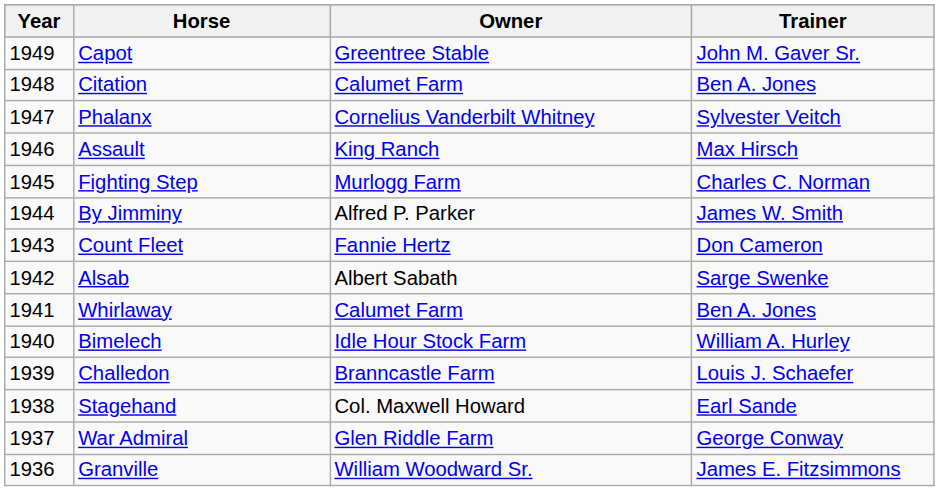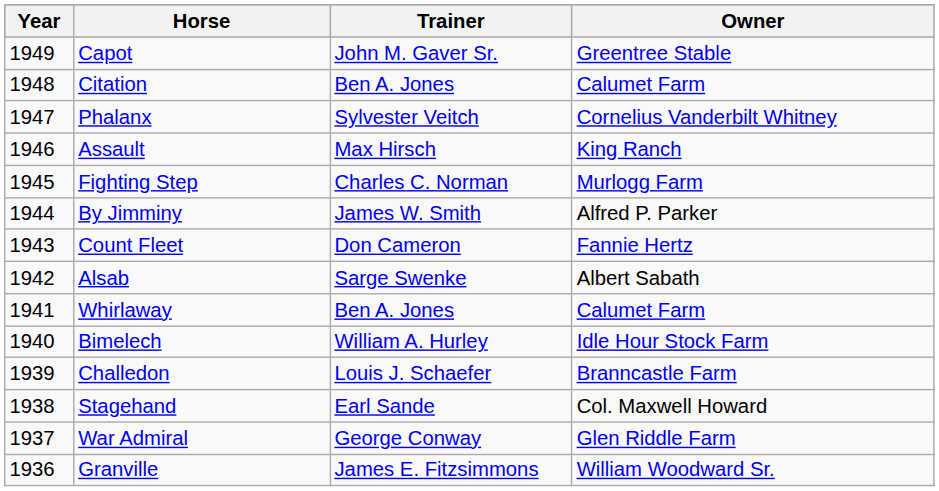columns swapped: (813, 21) <-> (511, 21)
